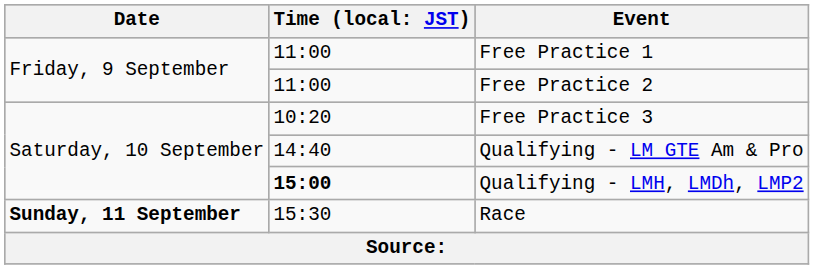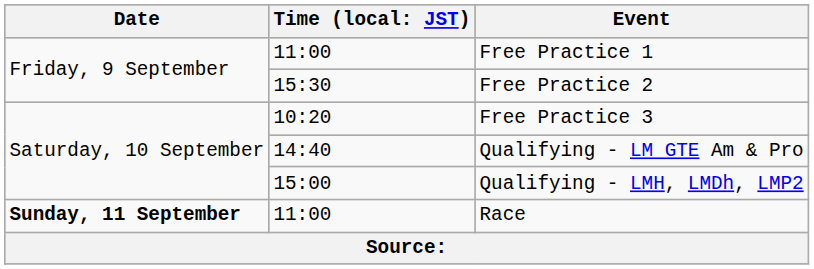(302, 86) 11:00 -> (302, 86) 15:30
(302, 183) bold -> (302, 183) normal
(302, 215) 15:30 -> (302, 215) 11:00
